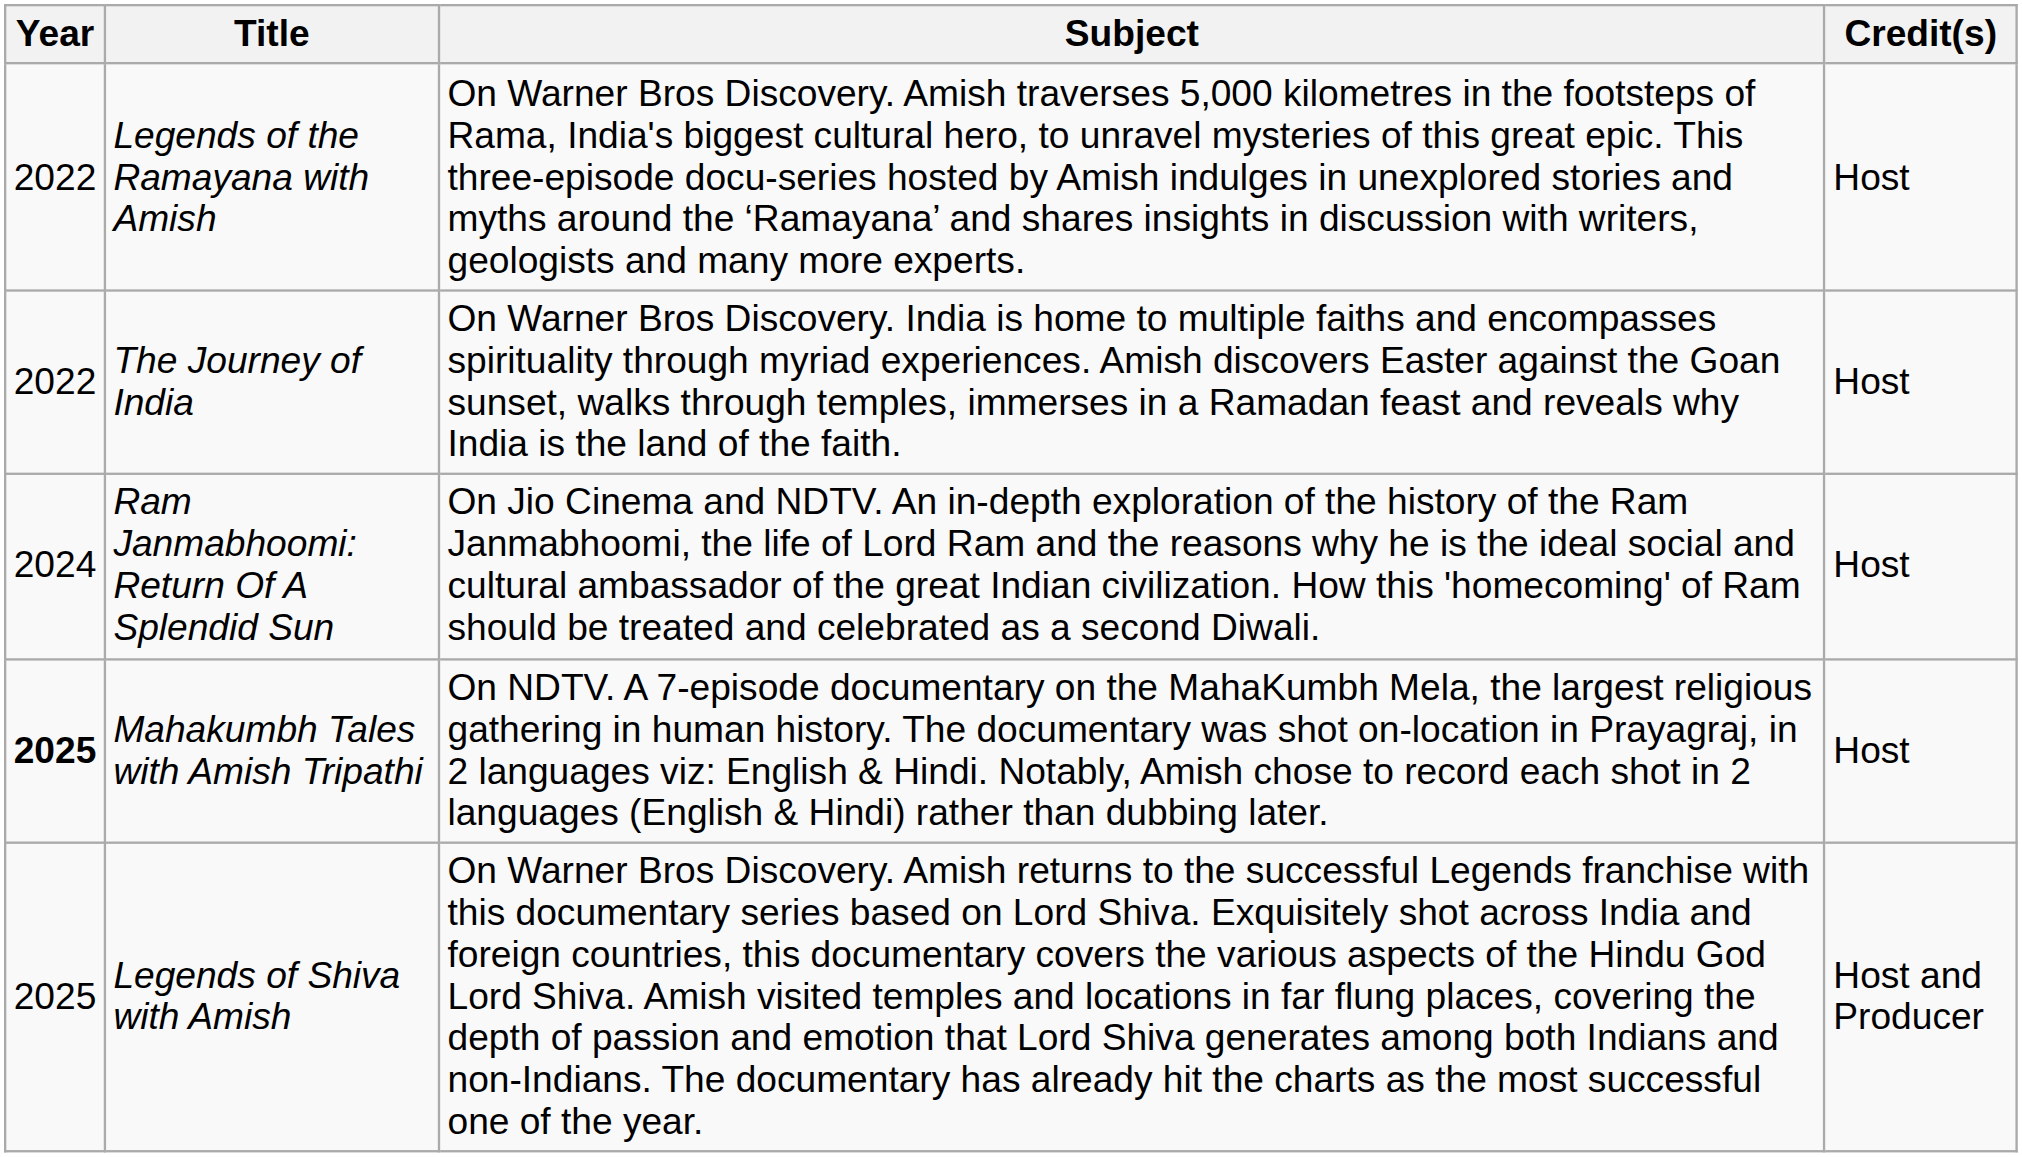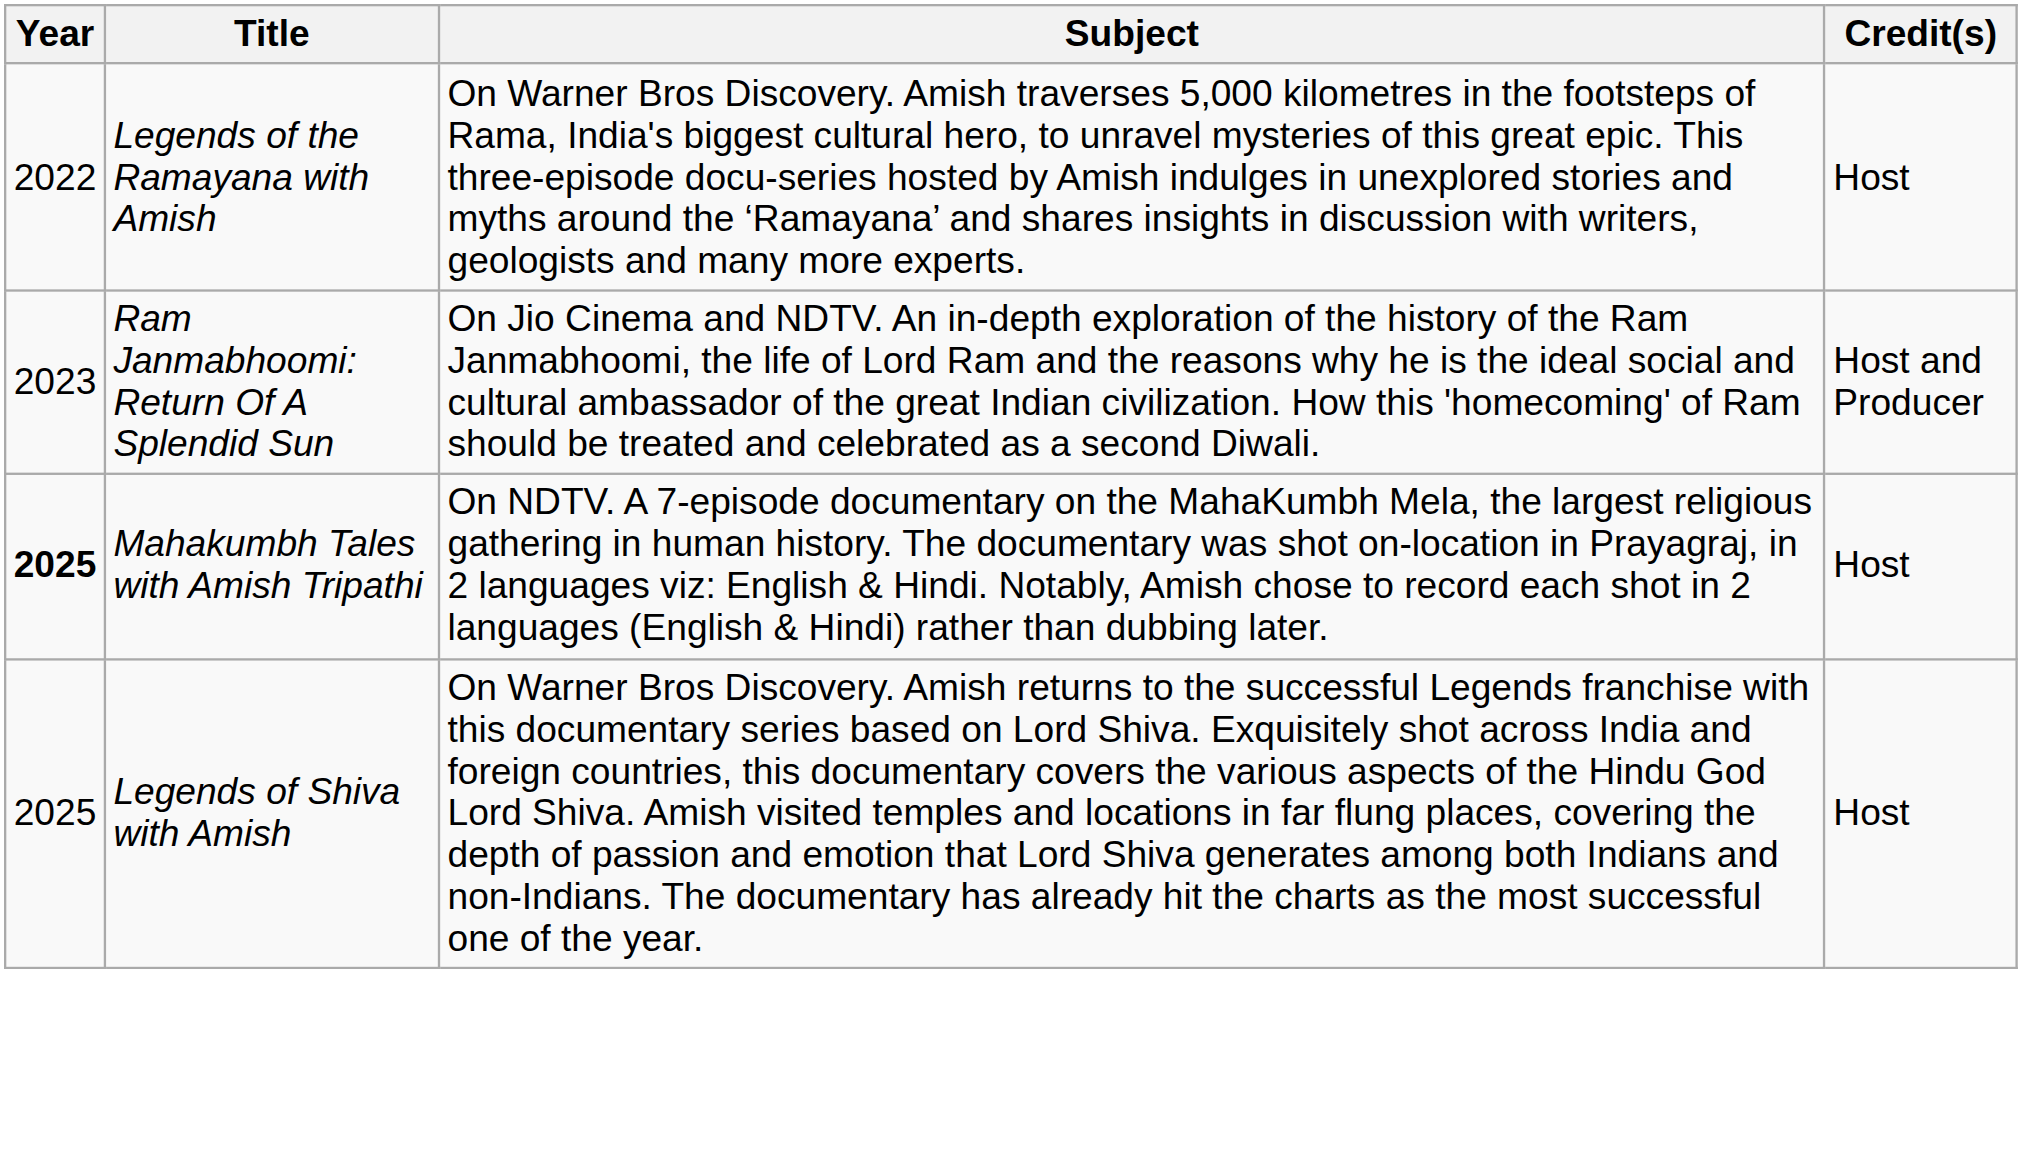- row: (237, 381)
(55, 565) 2024 -> (55, 381) 2023
(1872, 565) Host -> (1909, 381) Host and Producer
(1909, 996) Host and Producer -> (1872, 812) Host
